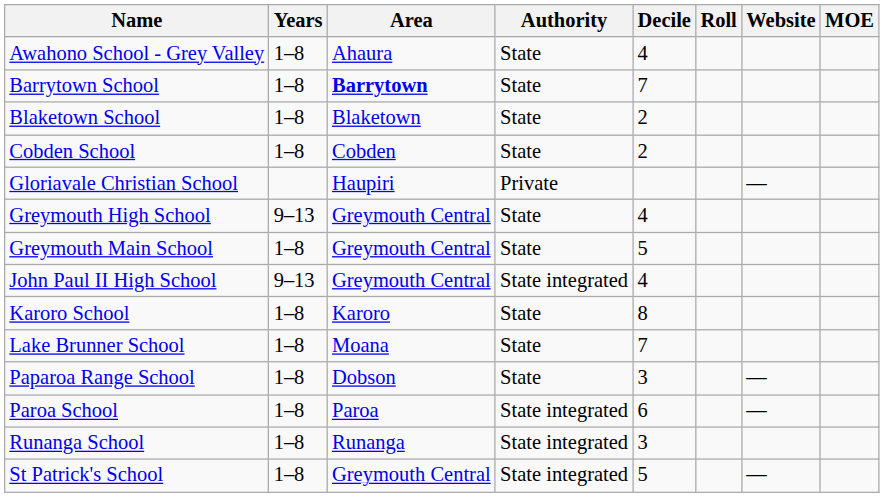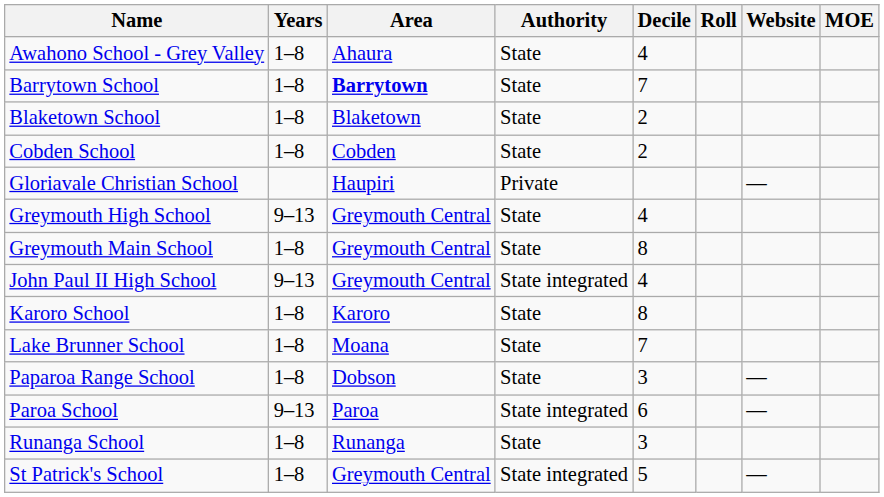(643, 248) 5 -> (643, 248) 8
(289, 410) 1–8 -> (294, 410) 9–13
(564, 442) State integrated -> (521, 442) State
